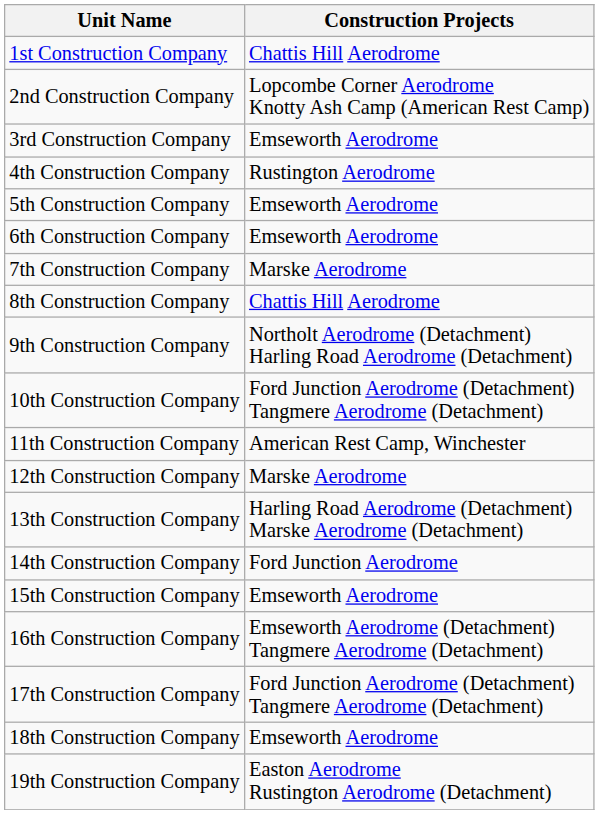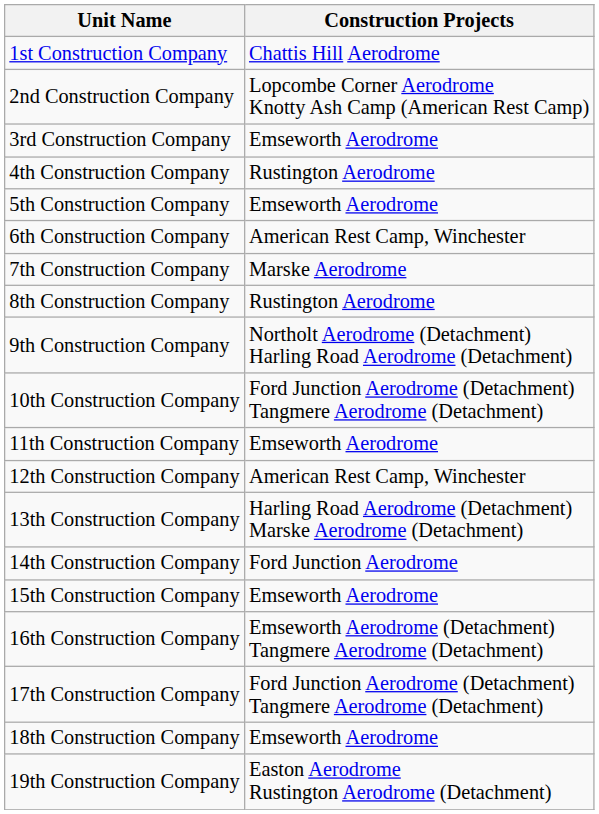(343, 236) Emseworth Aerodrome -> (387, 236) American Rest Camp, Winchester
(344, 301) Chattis Hill Aerodrome -> (342, 301) Rustington Aerodrome
(387, 443) American Rest Camp, Winchester -> (343, 443) Emseworth Aerodrome
(328, 475) Marske Aerodrome -> (387, 475) American Rest Camp, Winchester
